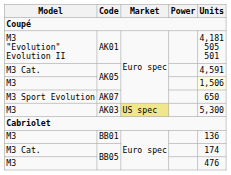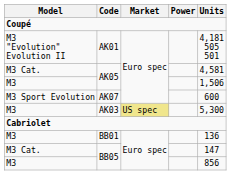(212, 70) 4,591 -> (212, 70) 4,581
(212, 83) lightyellow background -> (212, 83) no background
(212, 97) 650 -> (212, 97) 600
(212, 150) 174 -> (212, 150) 147
(212, 163) 476 -> (212, 163) 856
